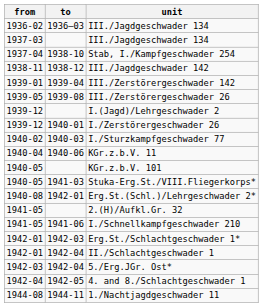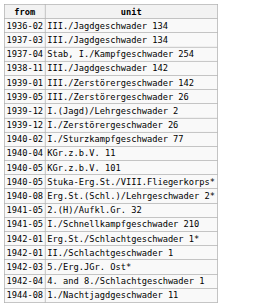- column: (66, 11)
